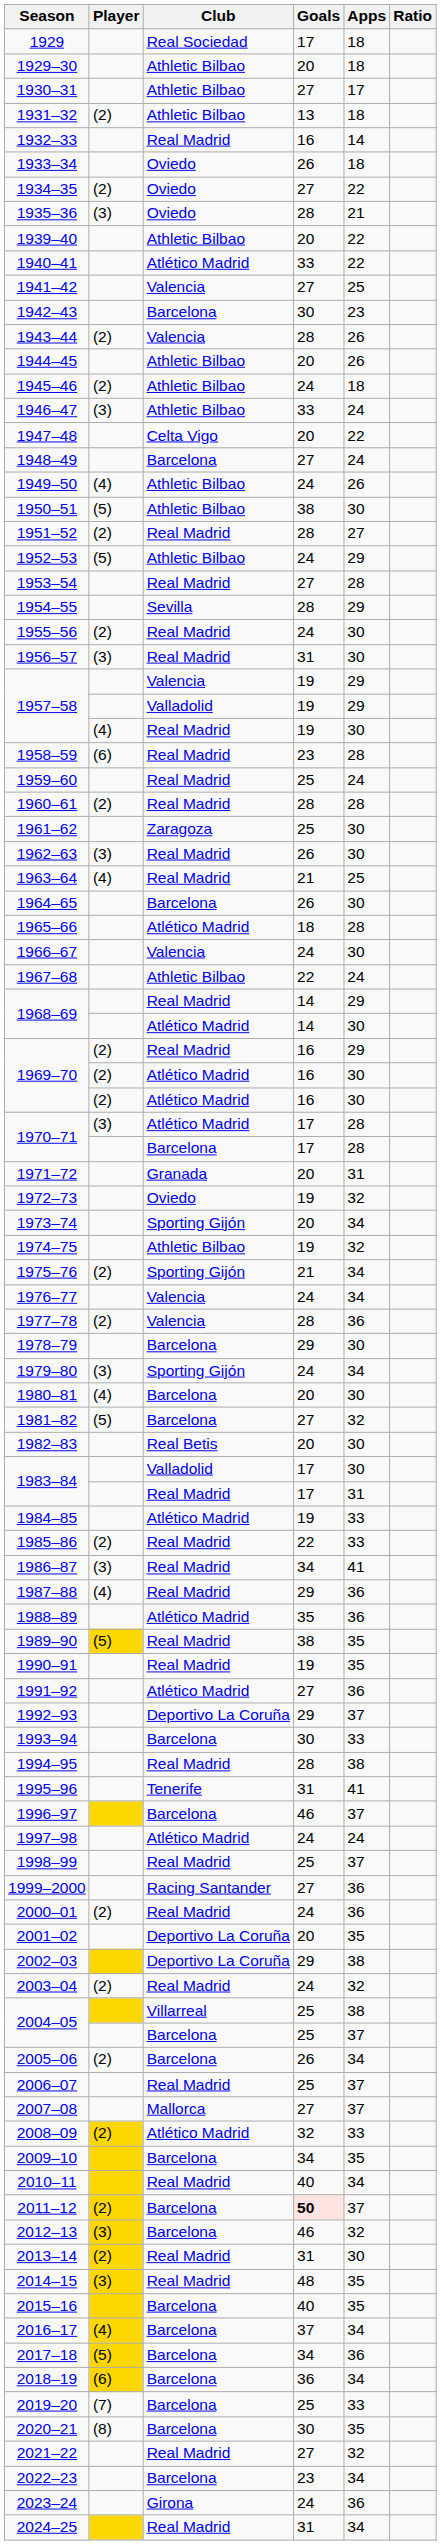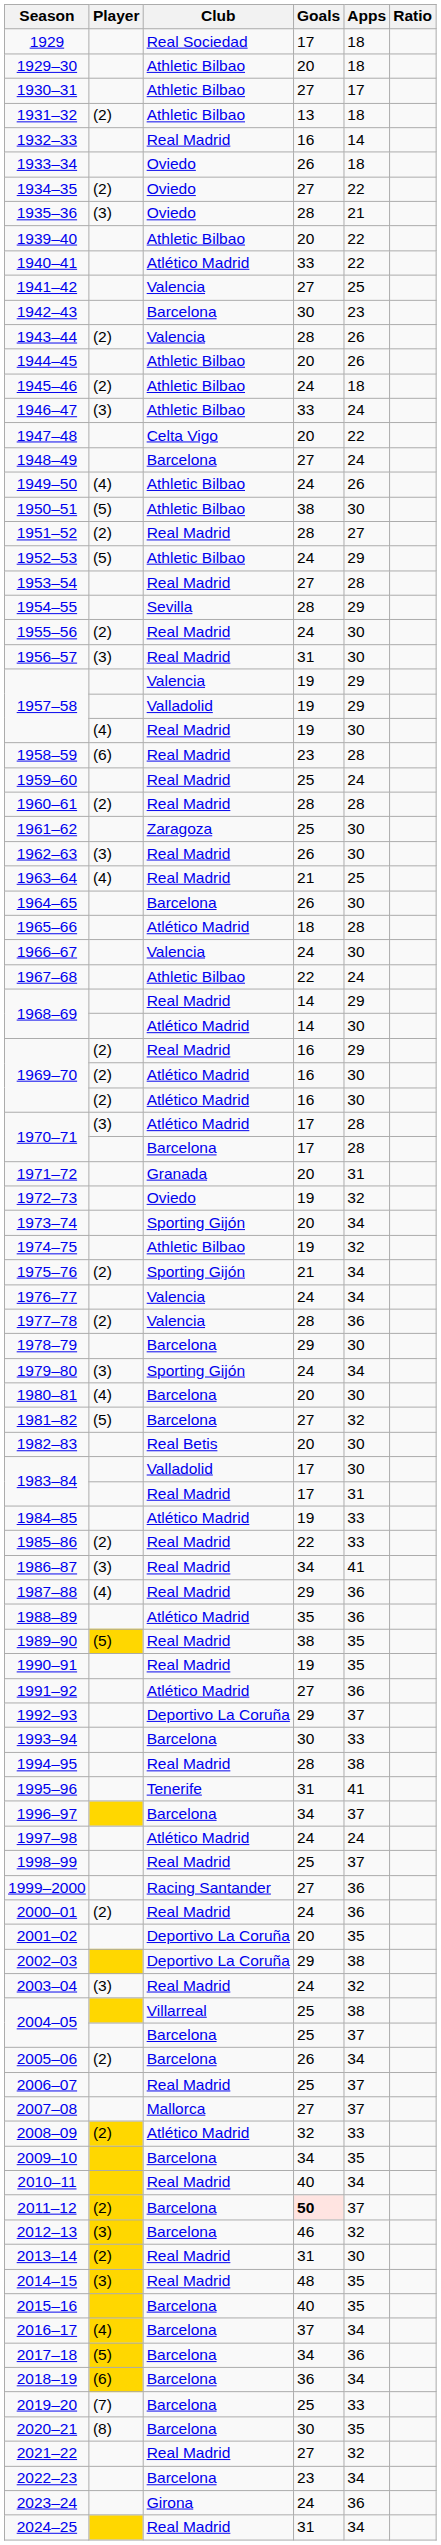(306, 1813) 46 -> (306, 1813) 34
(102, 1985) (2) -> (102, 1985) (3)
